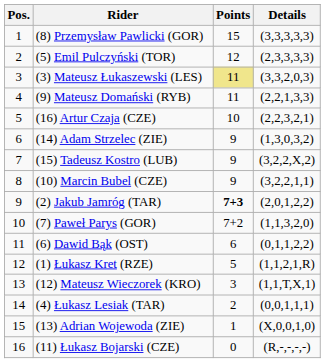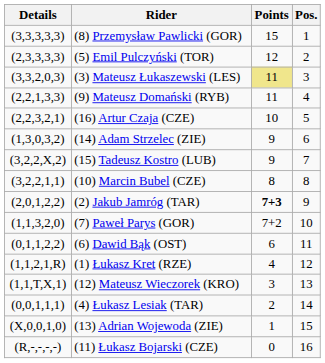columns swapped: (19, 14) <-> (287, 14)
(233, 180) 9 -> (272, 180) 8
(233, 263) 5 -> (272, 263) 4
